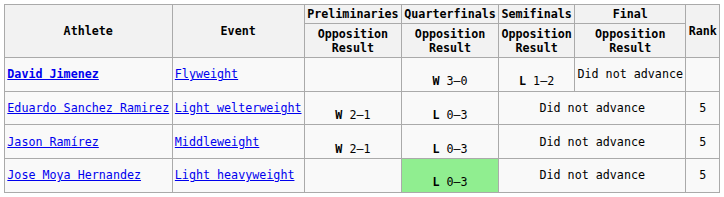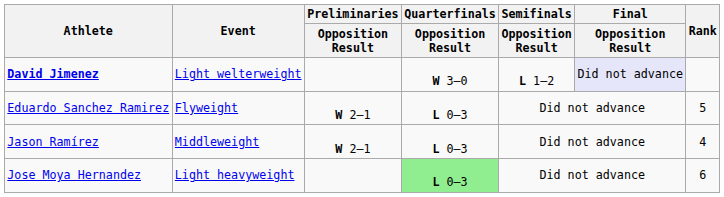(206, 74) Flyweight -> (238, 74) Light welterweight
(630, 74) no background -> (630, 74) lavender background
(238, 108) Light welterweight -> (206, 108) Flyweight
(703, 142) 5 -> (703, 142) 4
(703, 175) 5 -> (703, 175) 6
